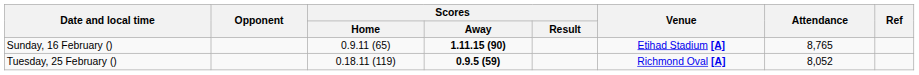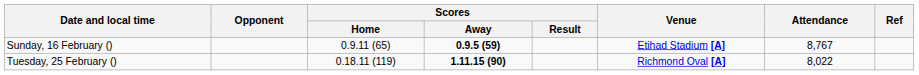(478, 46) 1.11.15 (90) -> (478, 46) 0.9.5 (59)
(820, 46) 8,765 -> (820, 46) 8,767
(478, 62) 0.9.5 (59) -> (478, 62) 1.11.15 (90)
(820, 62) 8,052 -> (820, 62) 8,022
